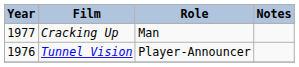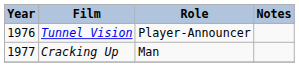rows swapped: (87, 52) <-> (80, 33)
